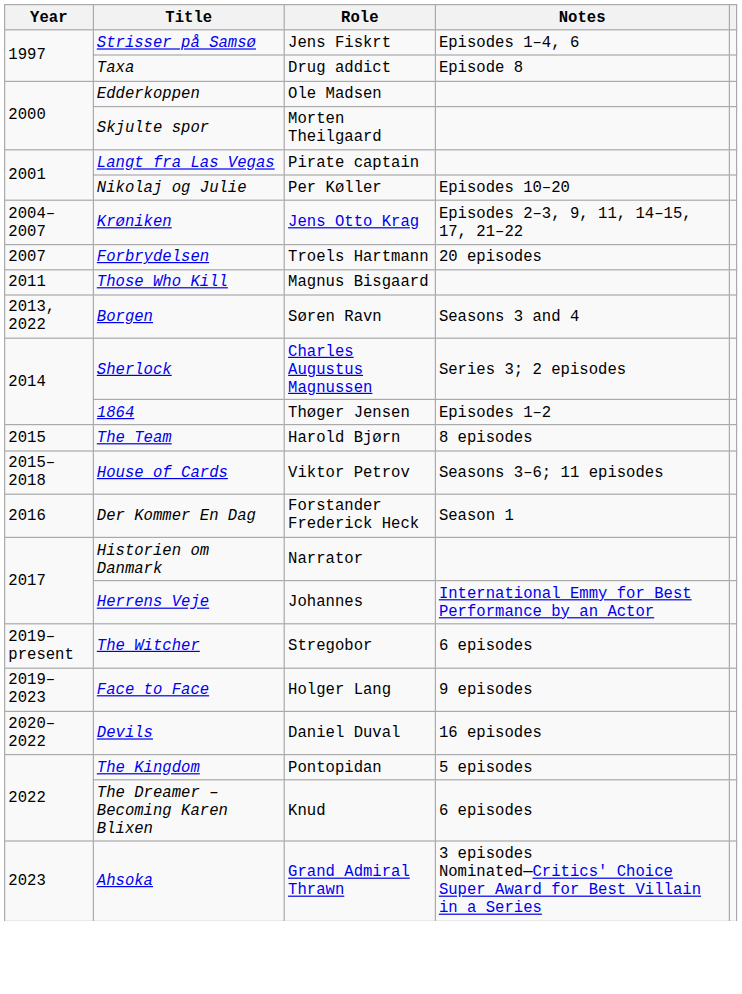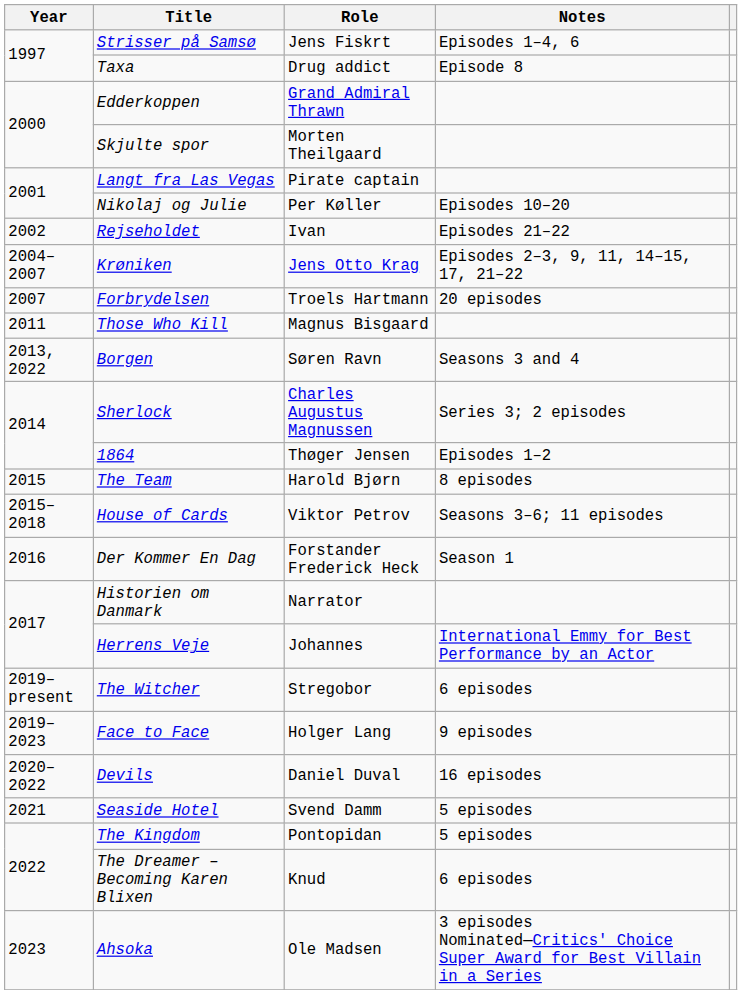(335, 94) Ole Madsen -> (349, 103) Grand Admiral Thrawn
+ row: (148, 231)
+ row: (158, 811)
(349, 881) Grand Admiral Thrawn -> (335, 950) Ole Madsen
